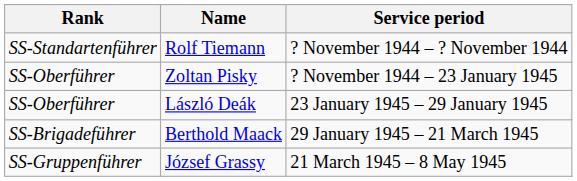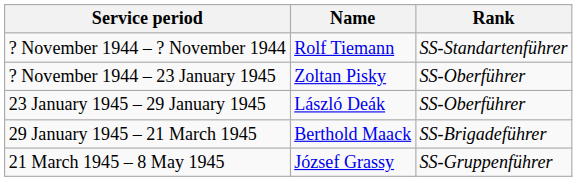columns swapped: (83, 18) <-> (429, 18)
